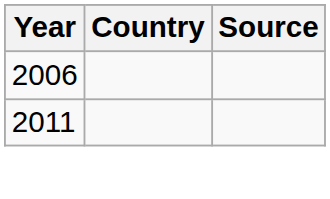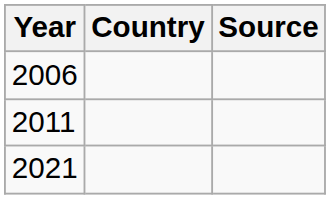+ row: (45, 168)
